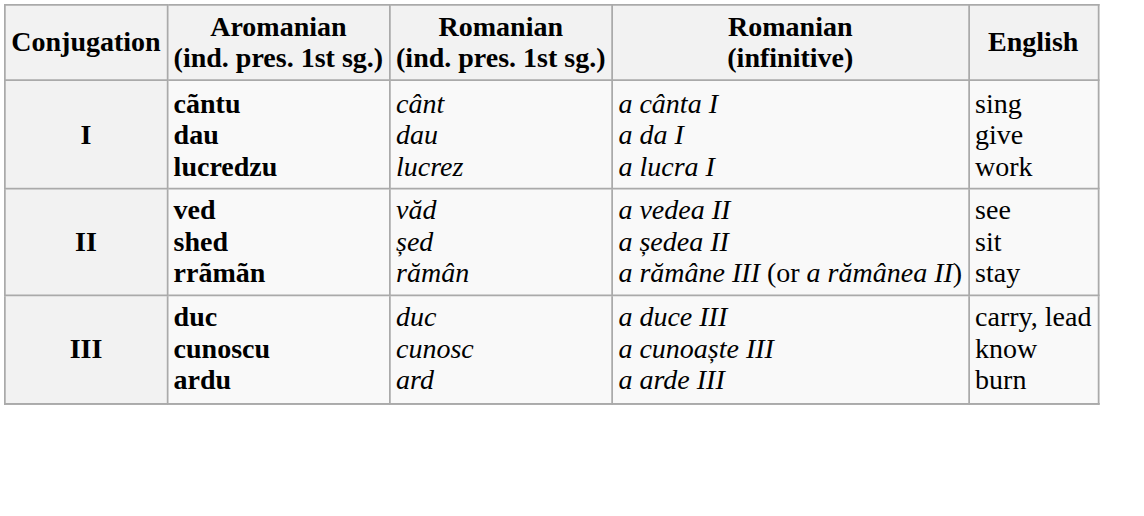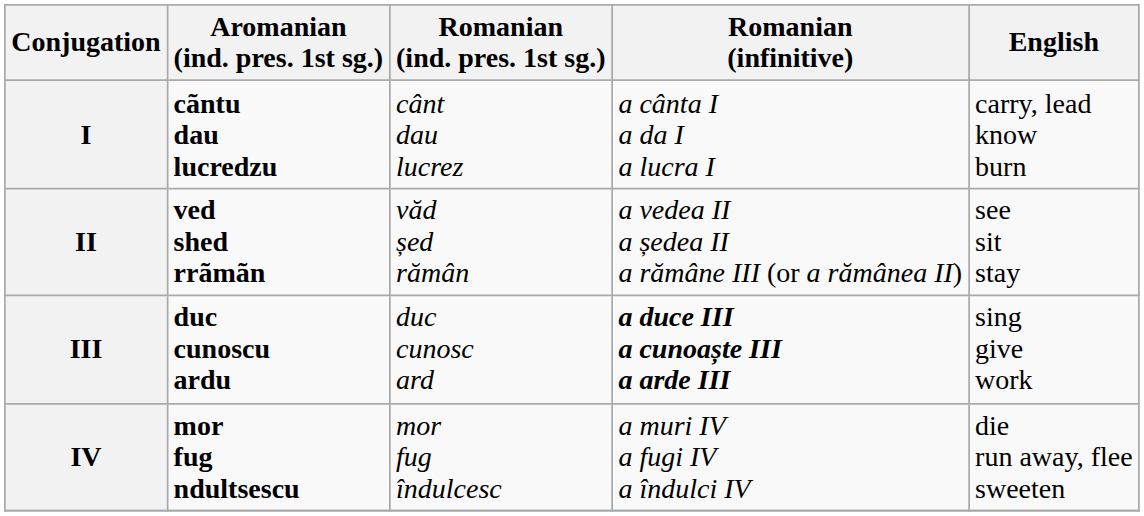(1004, 134) sing give work -> (1033, 134) carry, lead know burn
(696, 348) normal -> (700, 348) bold
(1033, 348) carry, lead know burn -> (1004, 348) sing give work
+ row: (86, 456)
